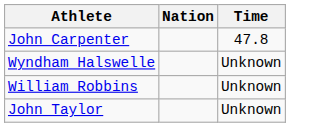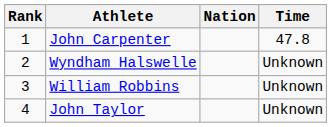+ column: (25, 16)
